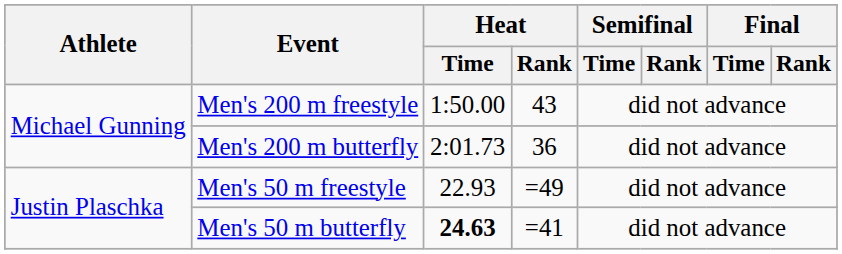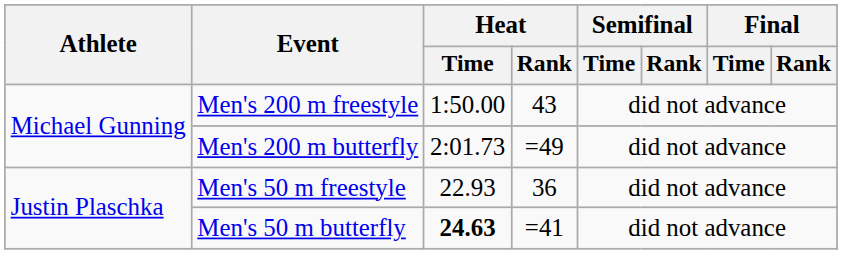(544, 146) 36 -> (544, 146) =49
(544, 187) =49 -> (544, 187) 36
